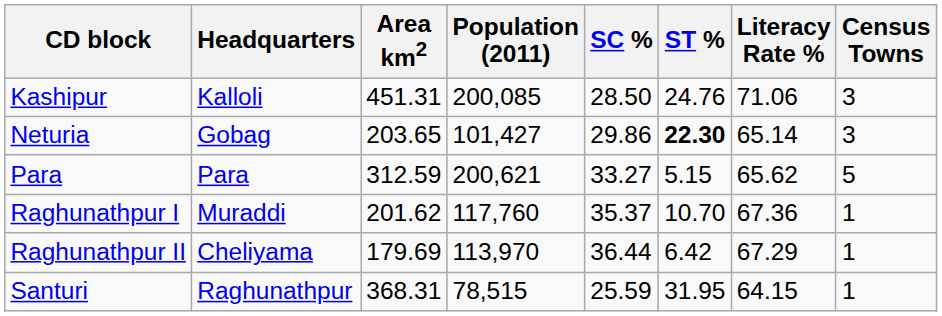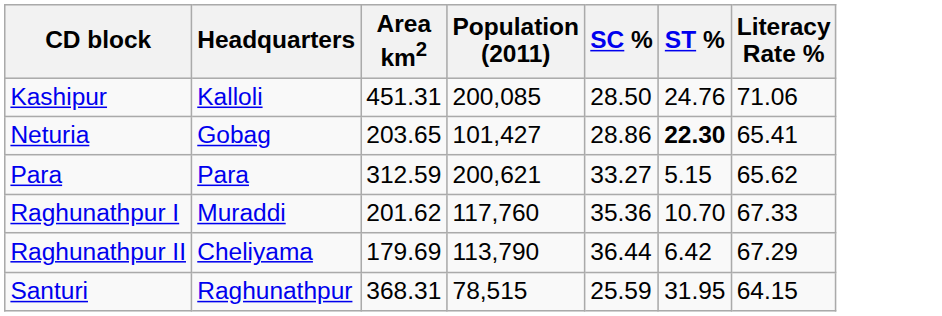- column: (886, 40)
(621, 135) 29.86 -> (621, 135) 28.86
(767, 135) 65.14 -> (767, 135) 65.41
(621, 213) 35.37 -> (621, 213) 35.36
(767, 213) 67.36 -> (767, 213) 67.33
(496, 252) 113,970 -> (496, 252) 113,790
